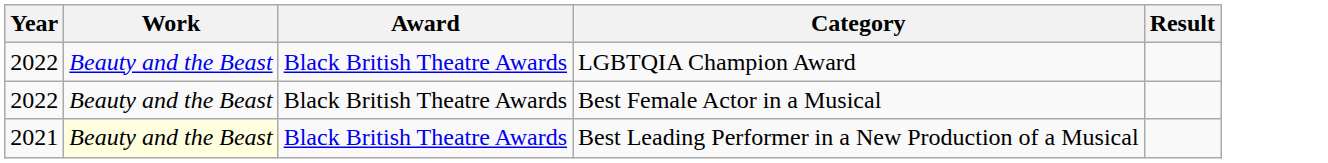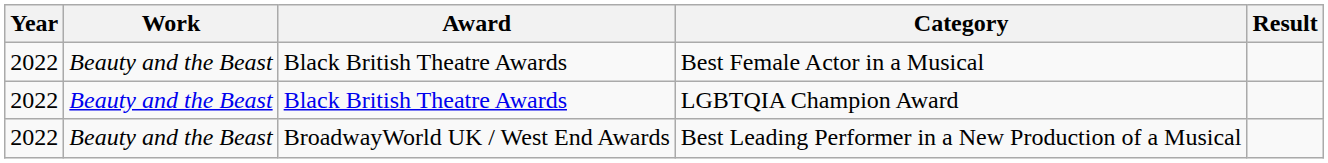rows swapped: (717, 61) <-> (730, 99)
(34, 137) 2021 -> (34, 137) 2022
(171, 137) lightyellow background -> (171, 137) no background
(425, 137) Black British Theatre Awards -> (477, 137) BroadwayWorld UK / West End Awards
